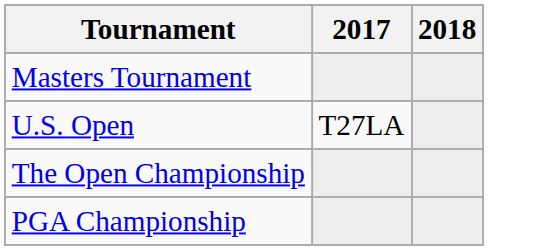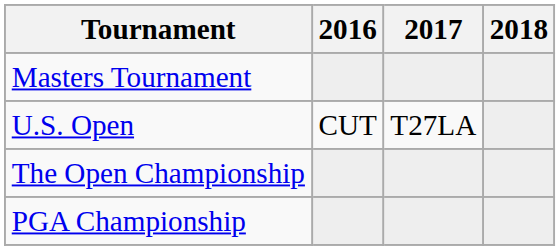+ column: (348, 28)
